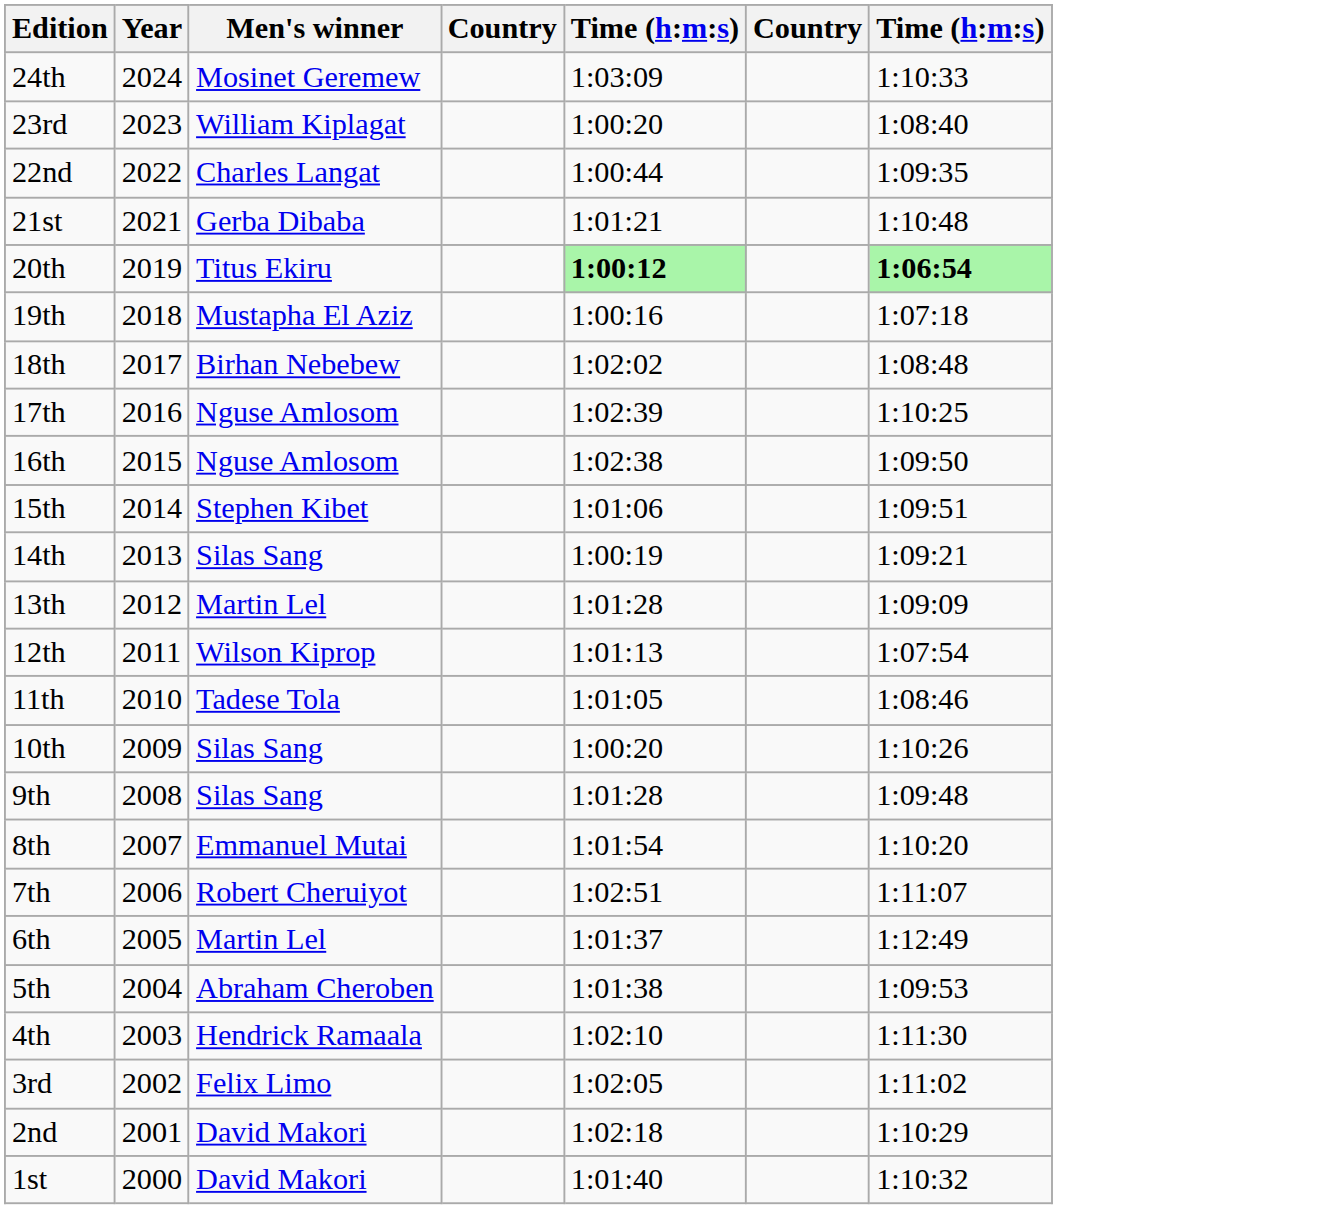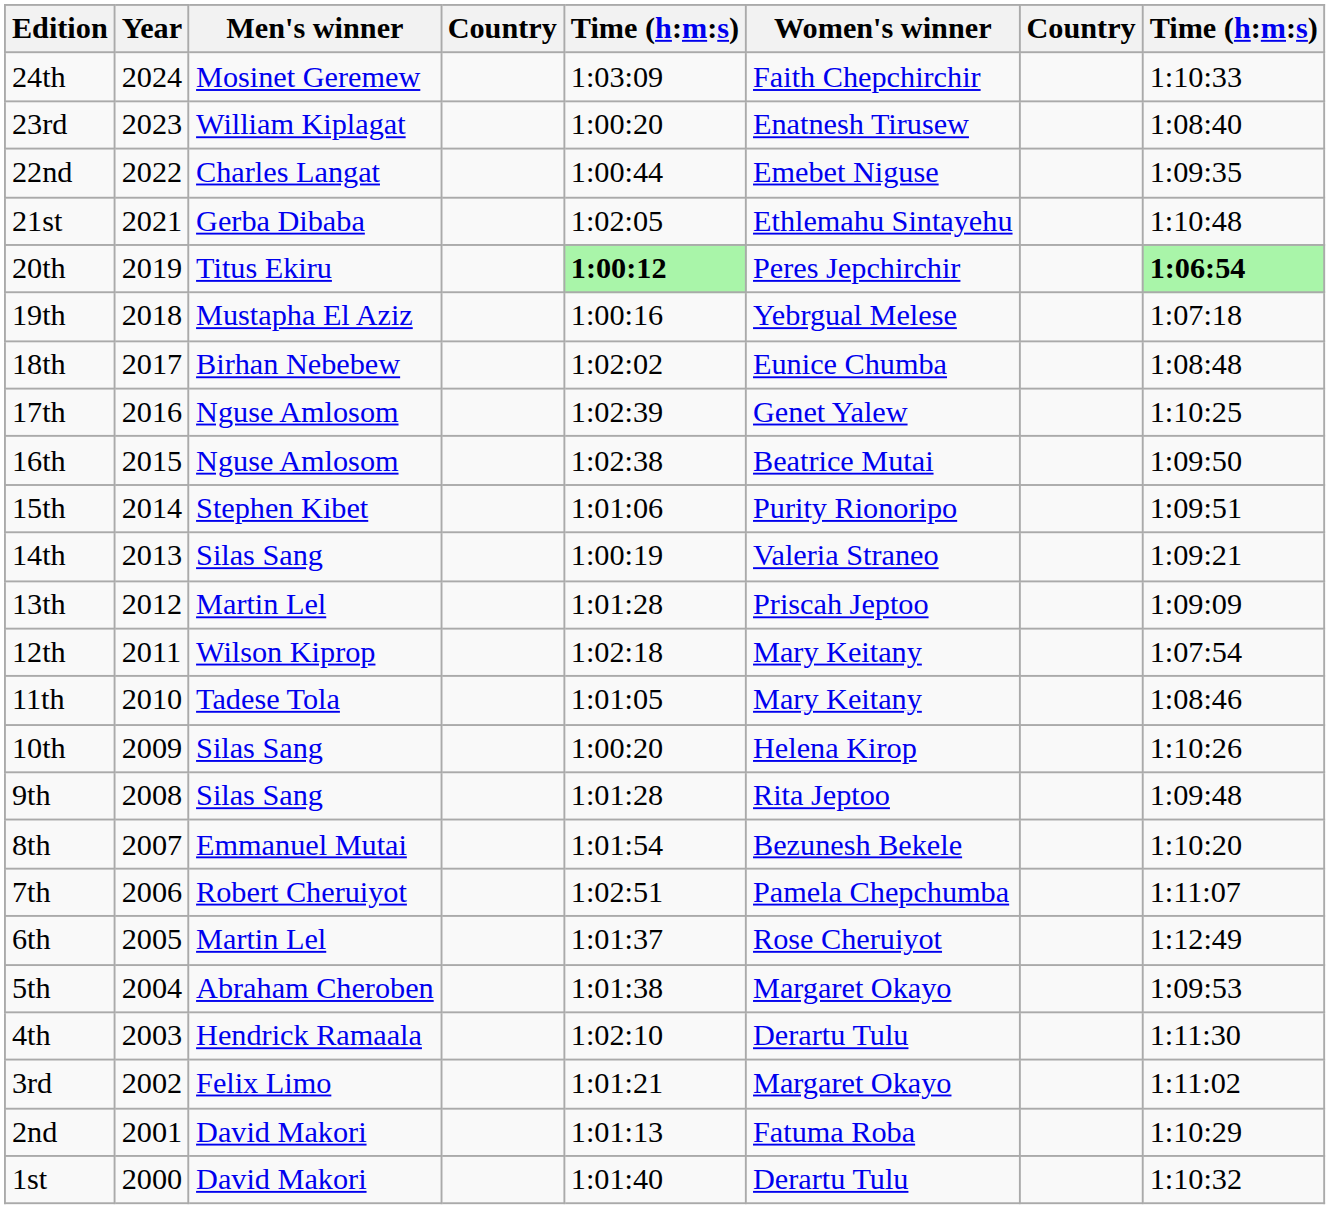+ column: (883, 28)
(617, 220) 1:01:21 -> (617, 220) 1:02:05
(617, 651) 1:01:13 -> (617, 651) 1:02:18
(617, 1083) 1:02:05 -> (617, 1083) 1:01:21
(617, 1131) 1:02:18 -> (617, 1131) 1:01:13
